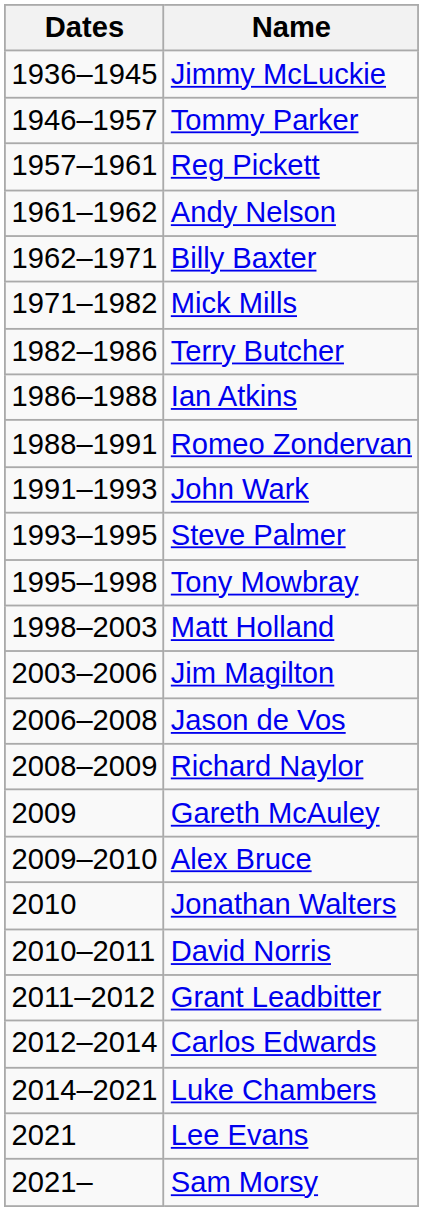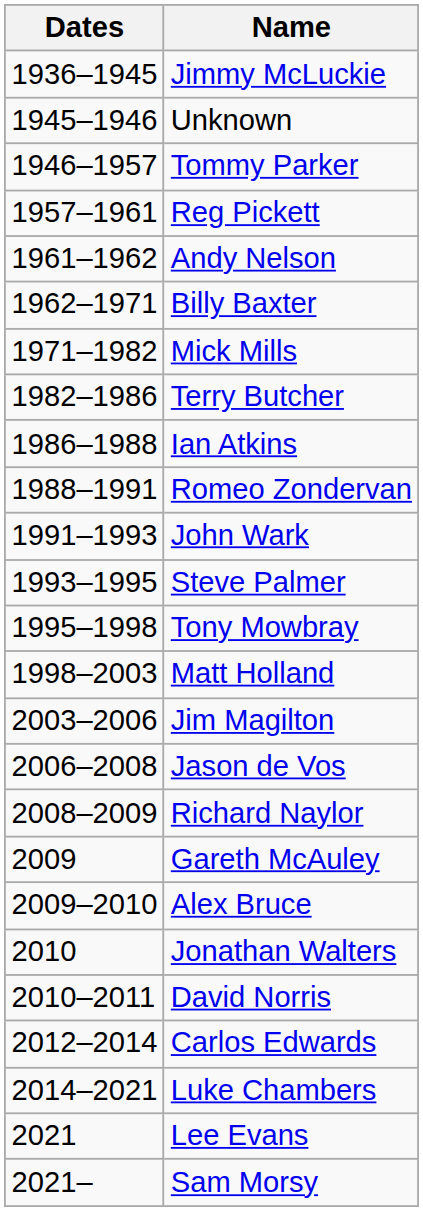+ row: (232, 119)
- row: (276, 997)
